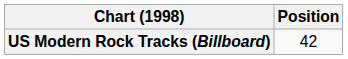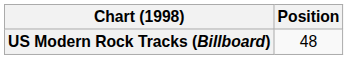(309, 41) 42 -> (309, 41) 48
